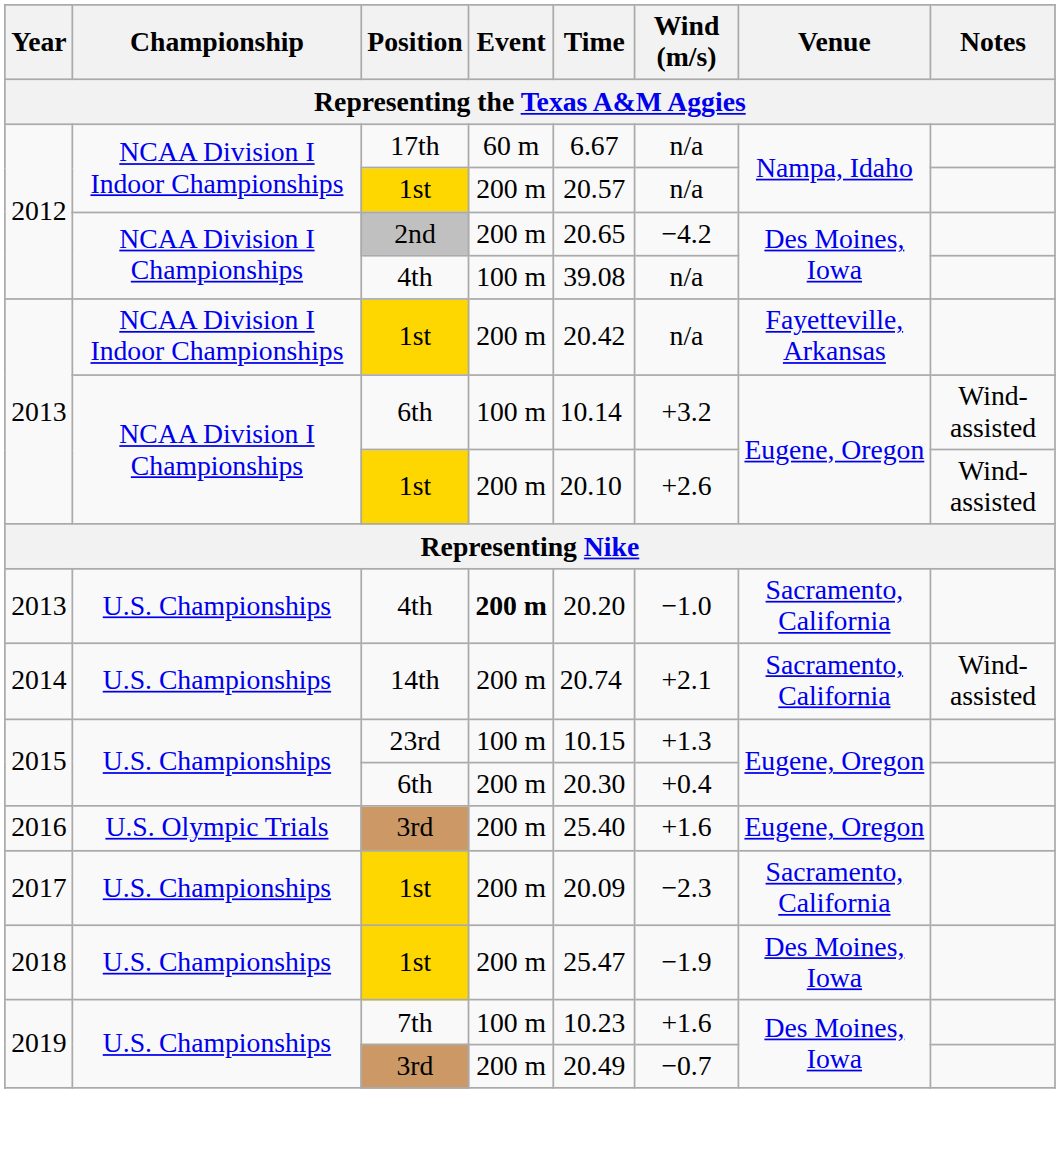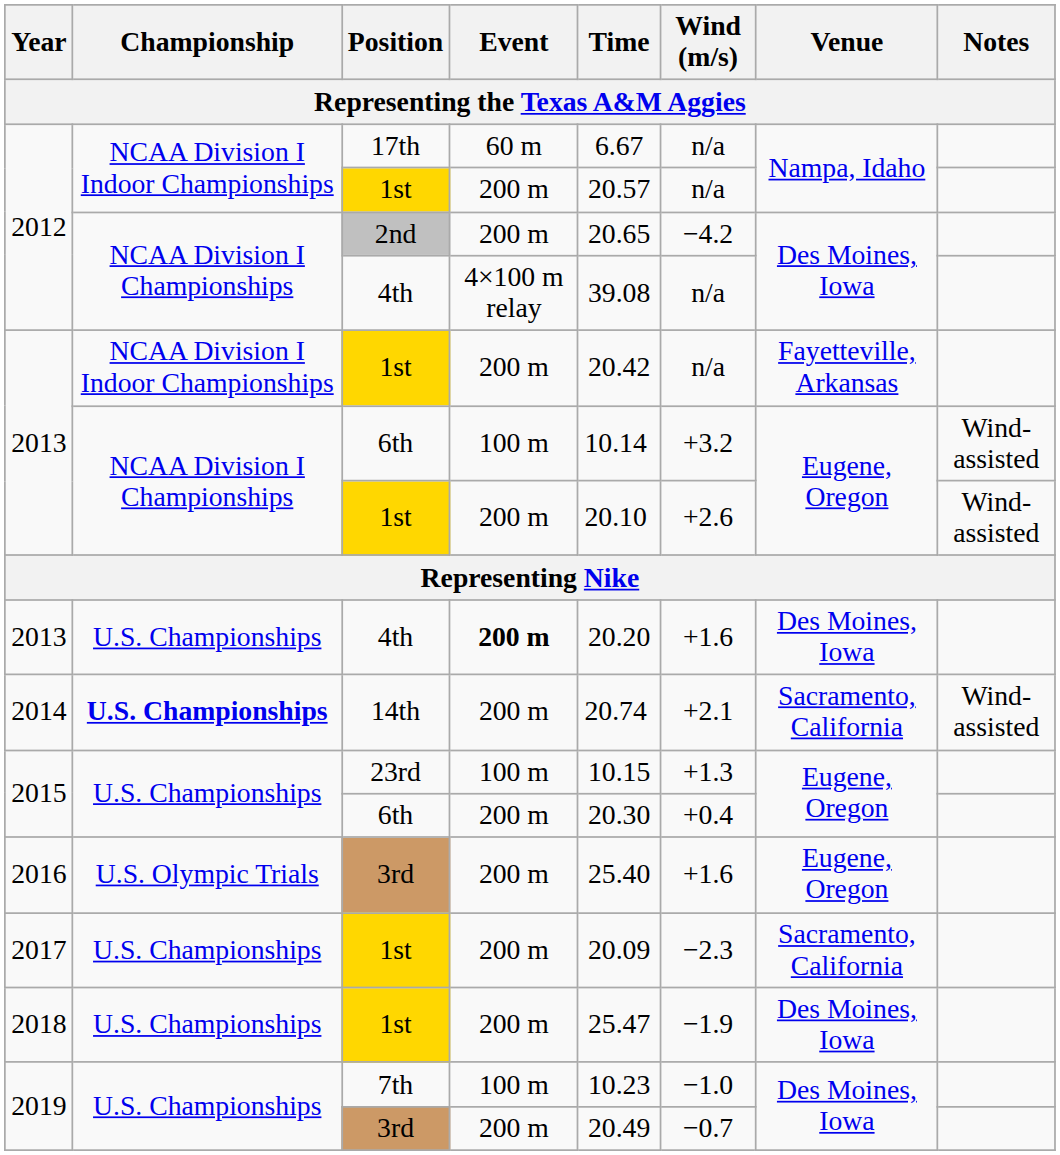(511, 277) 100 m -> (514, 292) 4×100 m relay
(687, 605) −1.0 -> (708, 636) +1.6
(834, 605) Sacramento, California -> (847, 636) Des Moines, Iowa
(217, 680) normal -> (207, 711) bold
(687, 1021) +1.6 -> (708, 1084) −1.0
